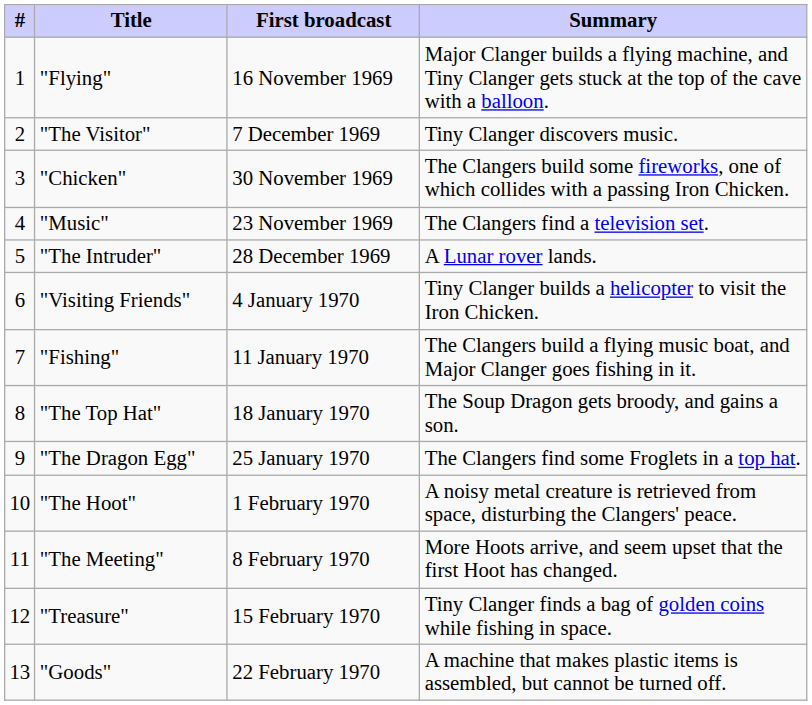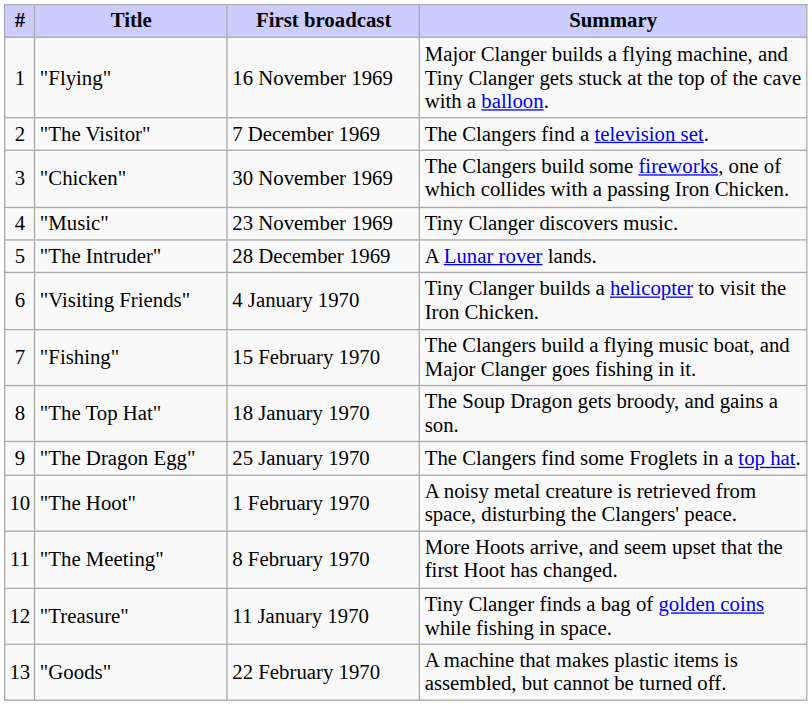(551, 133) Tiny Clanger discovers music. -> (567, 133) The Clangers find a television set.
(567, 223) The Clangers find a television set. -> (551, 223) Tiny Clanger discovers music.
(301, 357) 11 January 1970 -> (306, 357) 15 February 1970
(306, 615) 15 February 1970 -> (301, 615) 11 January 1970
